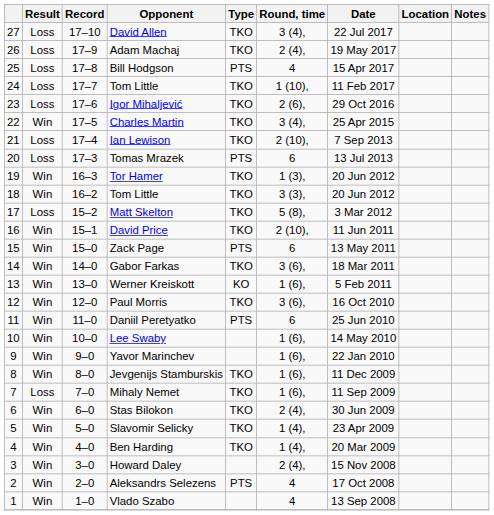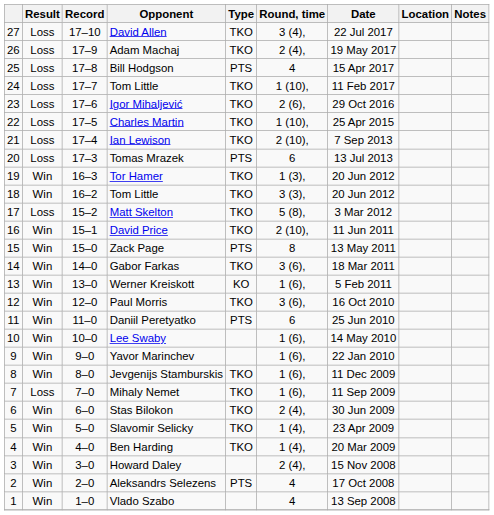(42, 122) Win -> (42, 122) Loss
(292, 122) 3 (4), -> (292, 122) 1 (10),
(292, 248) 6 -> (292, 248) 8
